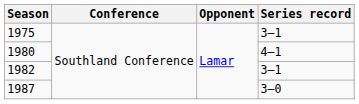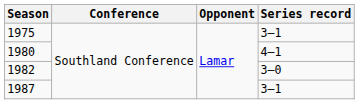(271, 70) 3–1 -> (271, 70) 3–0
(271, 89) 3–0 -> (271, 89) 3–1
